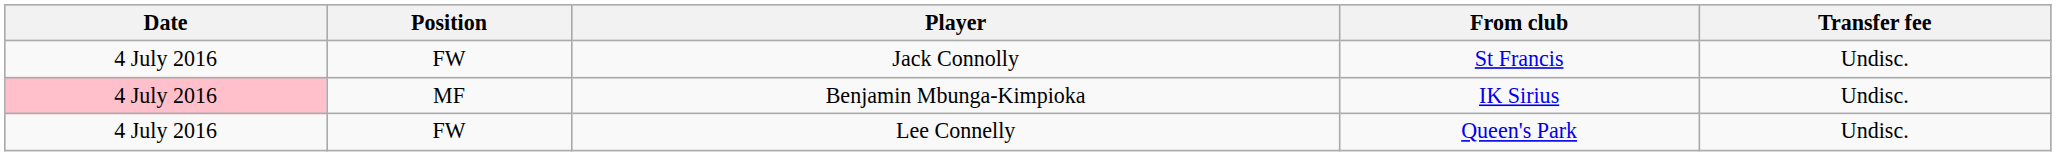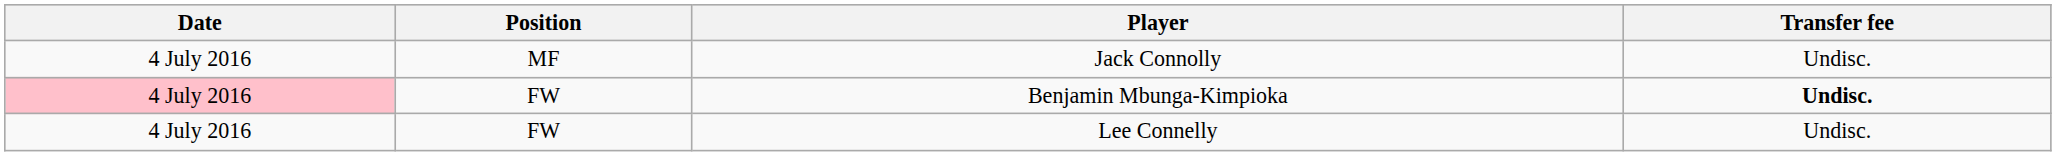- column: (1519, 22)
(449, 58) FW -> (544, 58) MF
(449, 94) MF -> (543, 94) FW
(1875, 94) normal -> (1837, 94) bold
